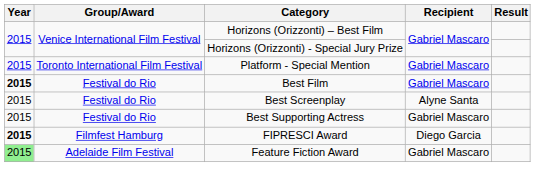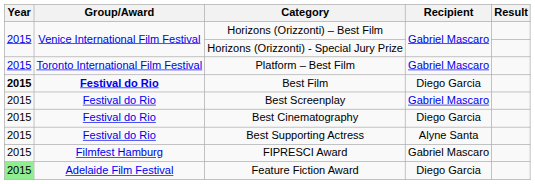+ row: (305, 65)
- row: (305, 65)
(119, 83) normal -> (119, 83) bold
(449, 83) Gabriel Mascaro -> (449, 83) Diego Garcia
(449, 100) Alyne Santa -> (449, 100) Gabriel Mascaro
+ row: (305, 118)
(449, 118) Gabriel Mascaro -> (449, 135) Alyne Santa
(19, 135) bold -> (19, 153) normal
(449, 135) Diego Garcia -> (449, 153) Gabriel Mascaro
(449, 153) Gabriel Mascaro -> (449, 170) Diego Garcia
